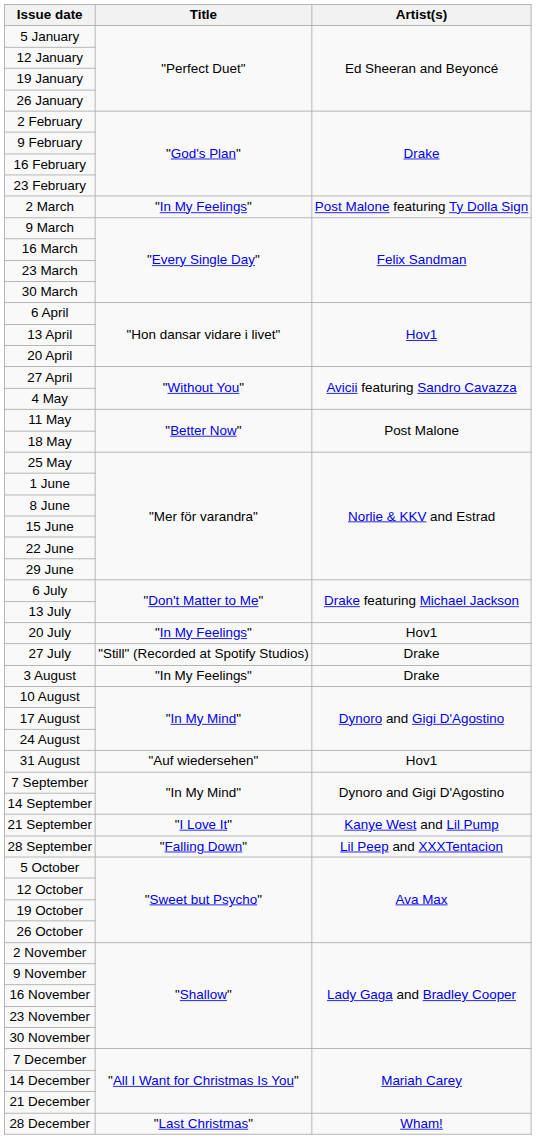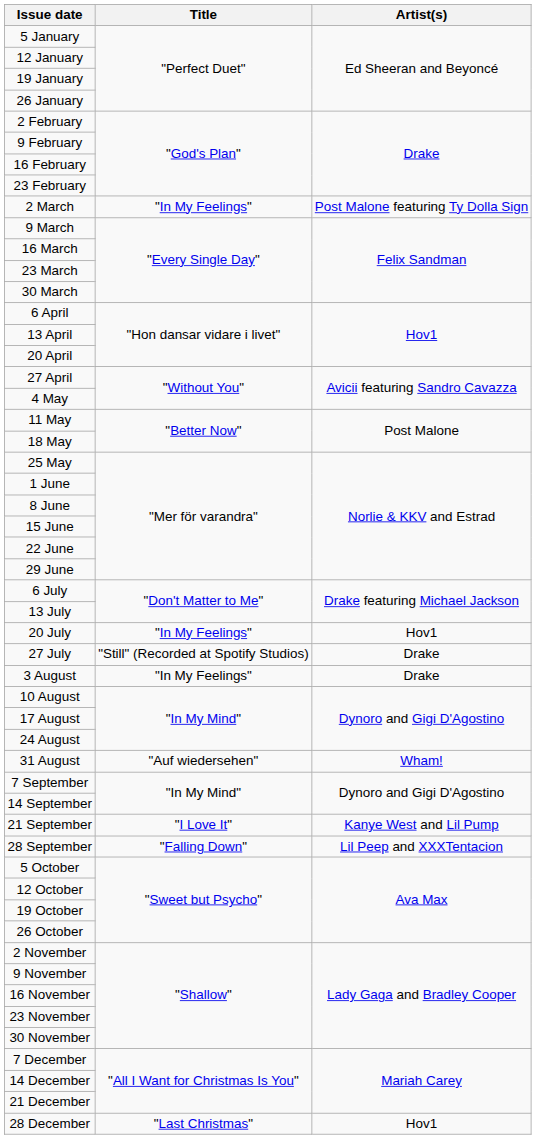(422, 761) Hov1 -> (422, 761) Wham!
(422, 1123) Wham! -> (422, 1123) Hov1
